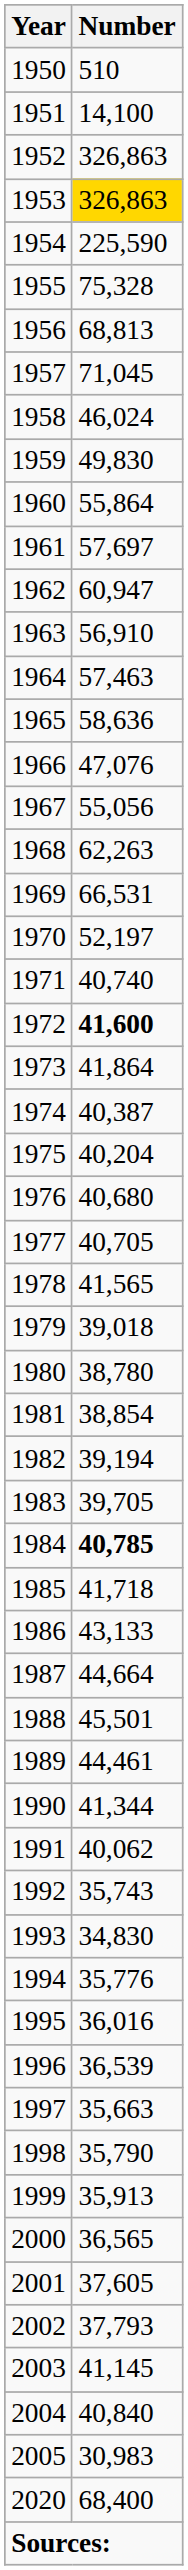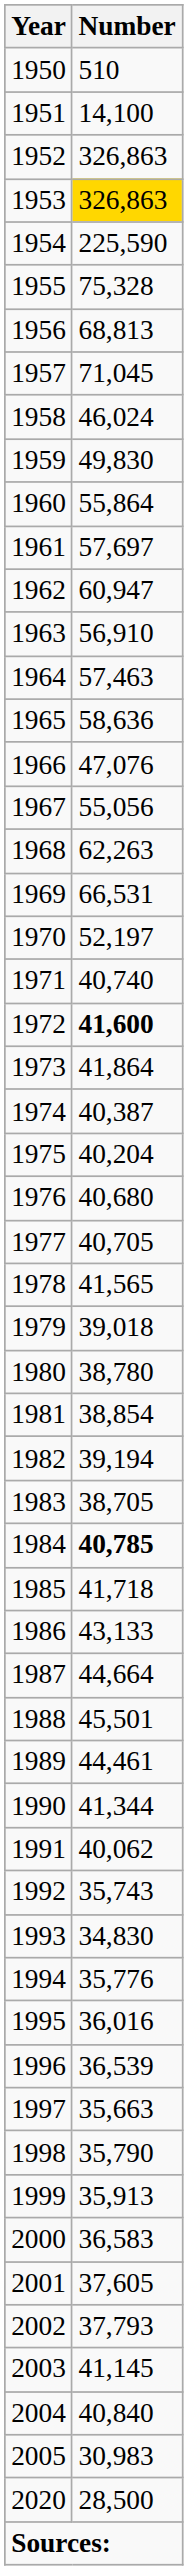(116, 1501) 39,705 -> (116, 1501) 38,705
(116, 2239) 36,565 -> (116, 2239) 36,583
(116, 2499) 68,400 -> (116, 2499) 28,500
